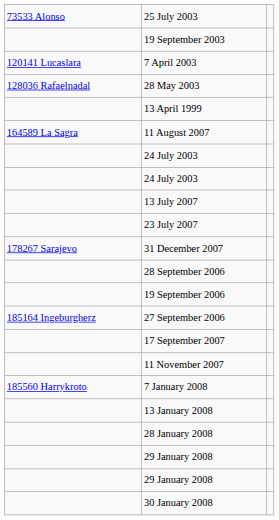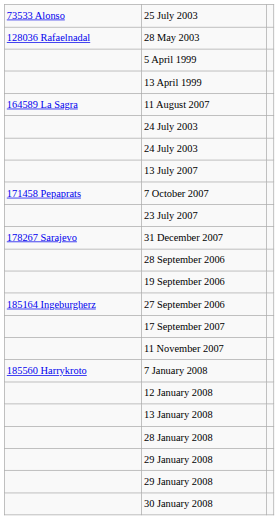- row: (73, 40)
- row: (44, 62)
+ row: (73, 60)
+ row: (44, 193)
+ row: (73, 393)
